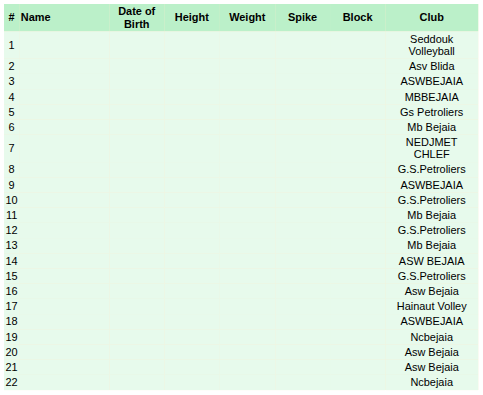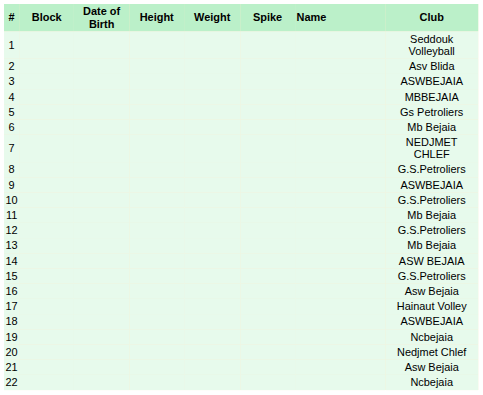columns swapped: (36, 18) <-> (358, 18)
(432, 352) Asw Bejaia -> (432, 352) Nedjmet Chlef
